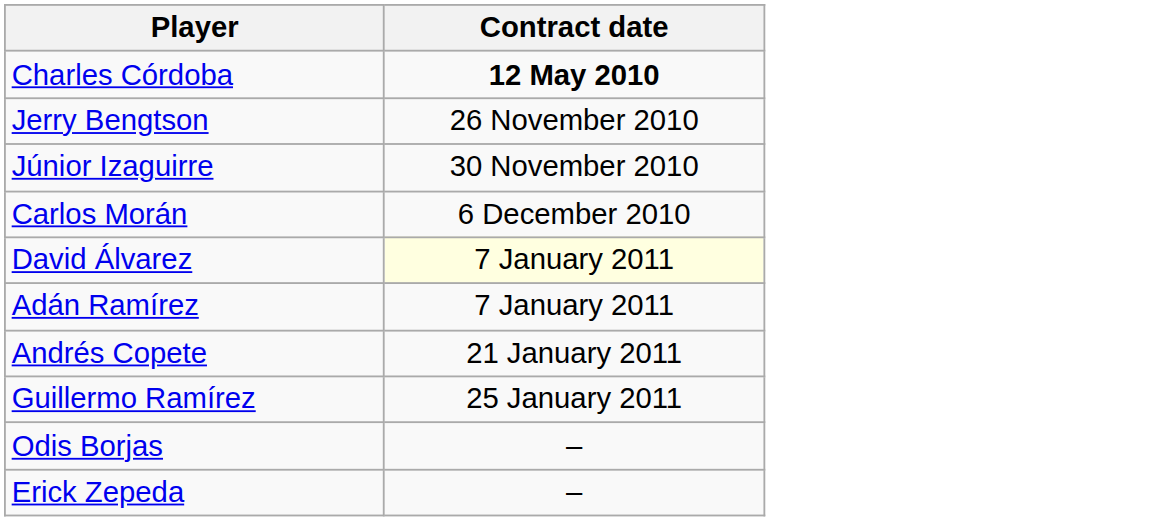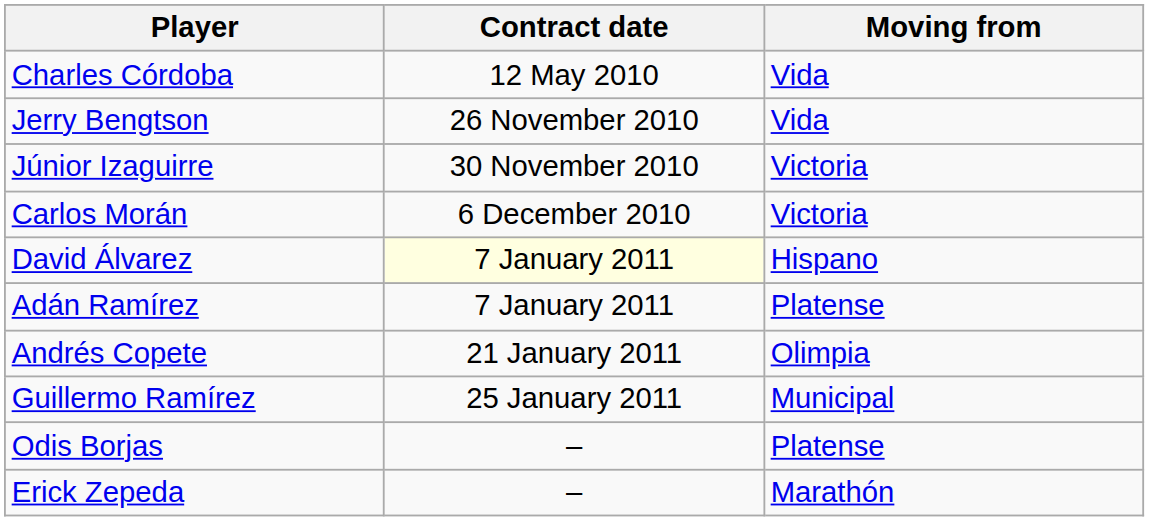+ column: (954, 27)
(574, 74) bold -> (574, 74) normal
